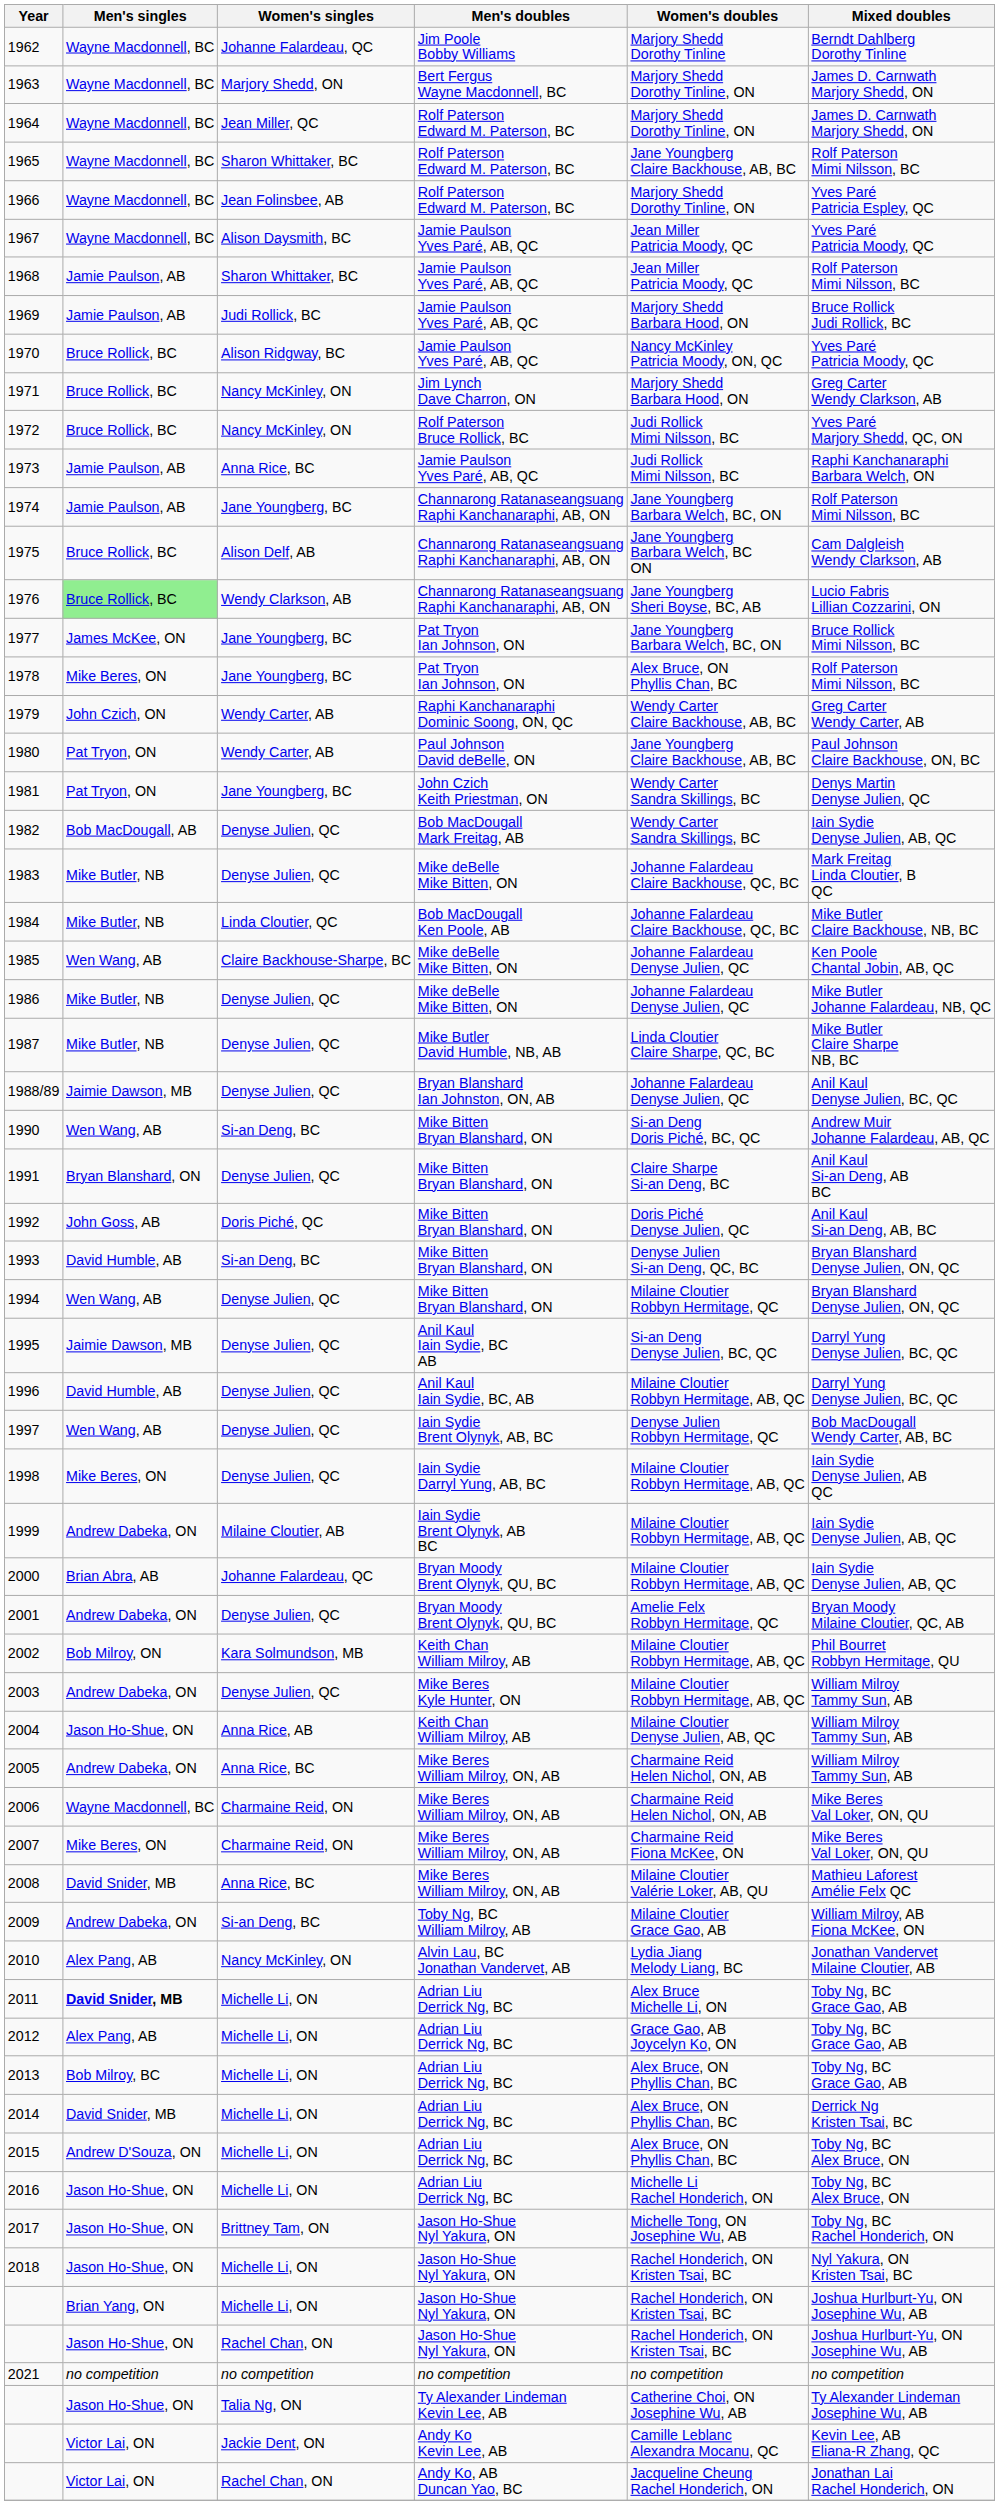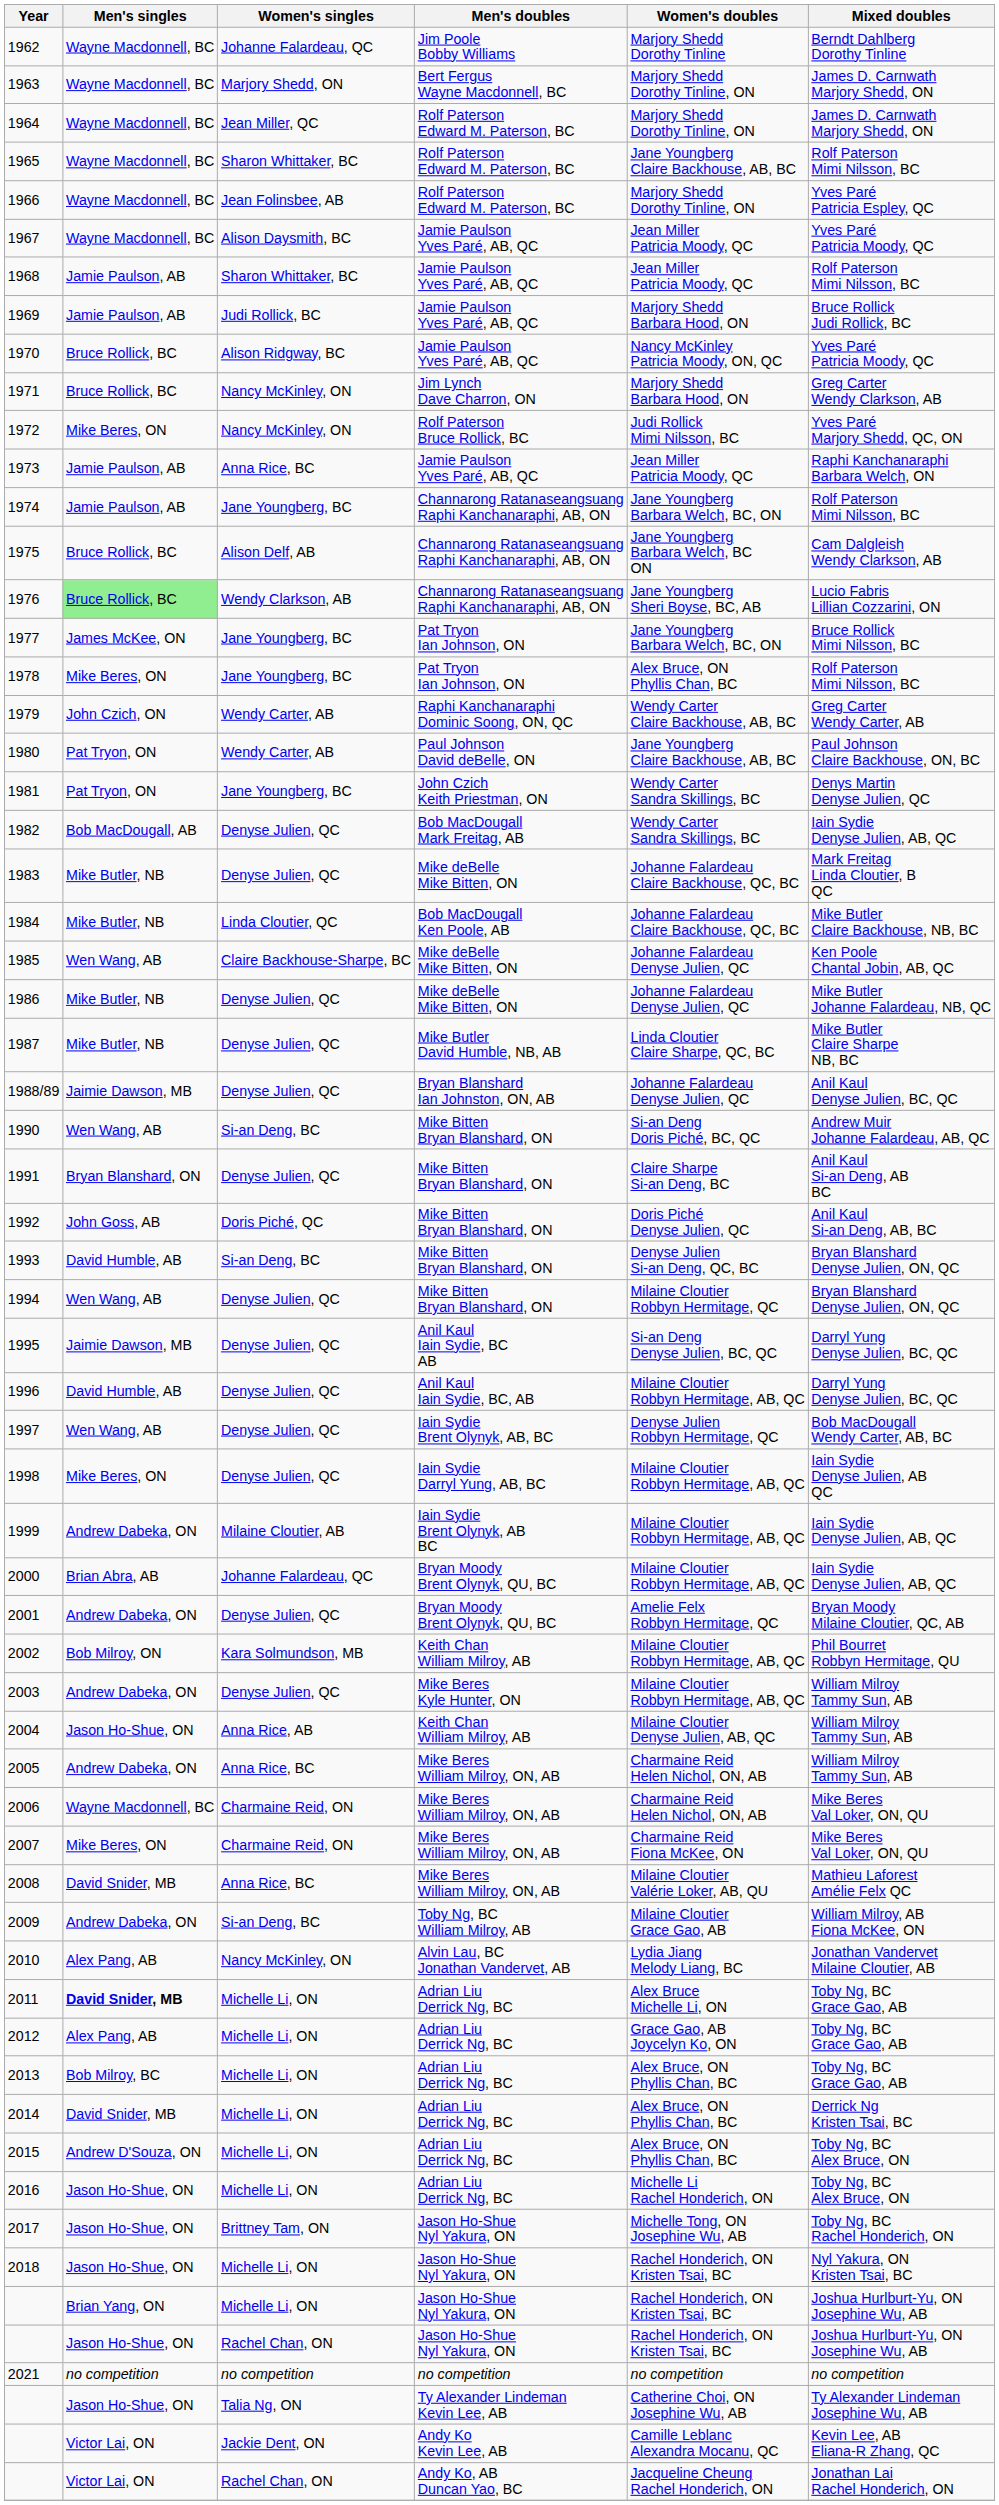(121, 430) Bruce Rollick, BC -> (116, 430) Mike Beres, ON
(685, 469) Judi Rollick Mimi Nilsson, BC -> (692, 469) Jean Miller Patricia Moody, QC
